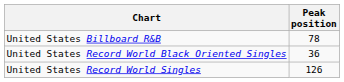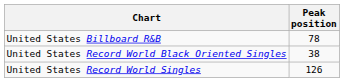(314, 54) 36 -> (314, 54) 38
